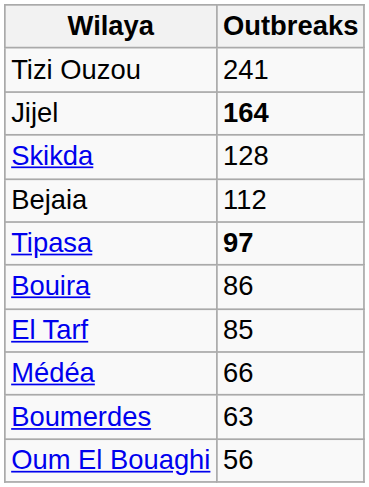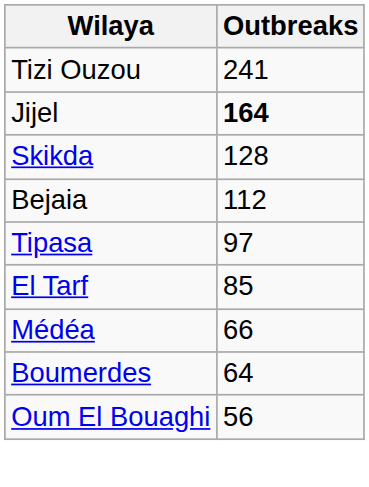(238, 243) bold -> (238, 243) normal
- row: (51, 286)
(238, 416) 63 -> (238, 373) 64
